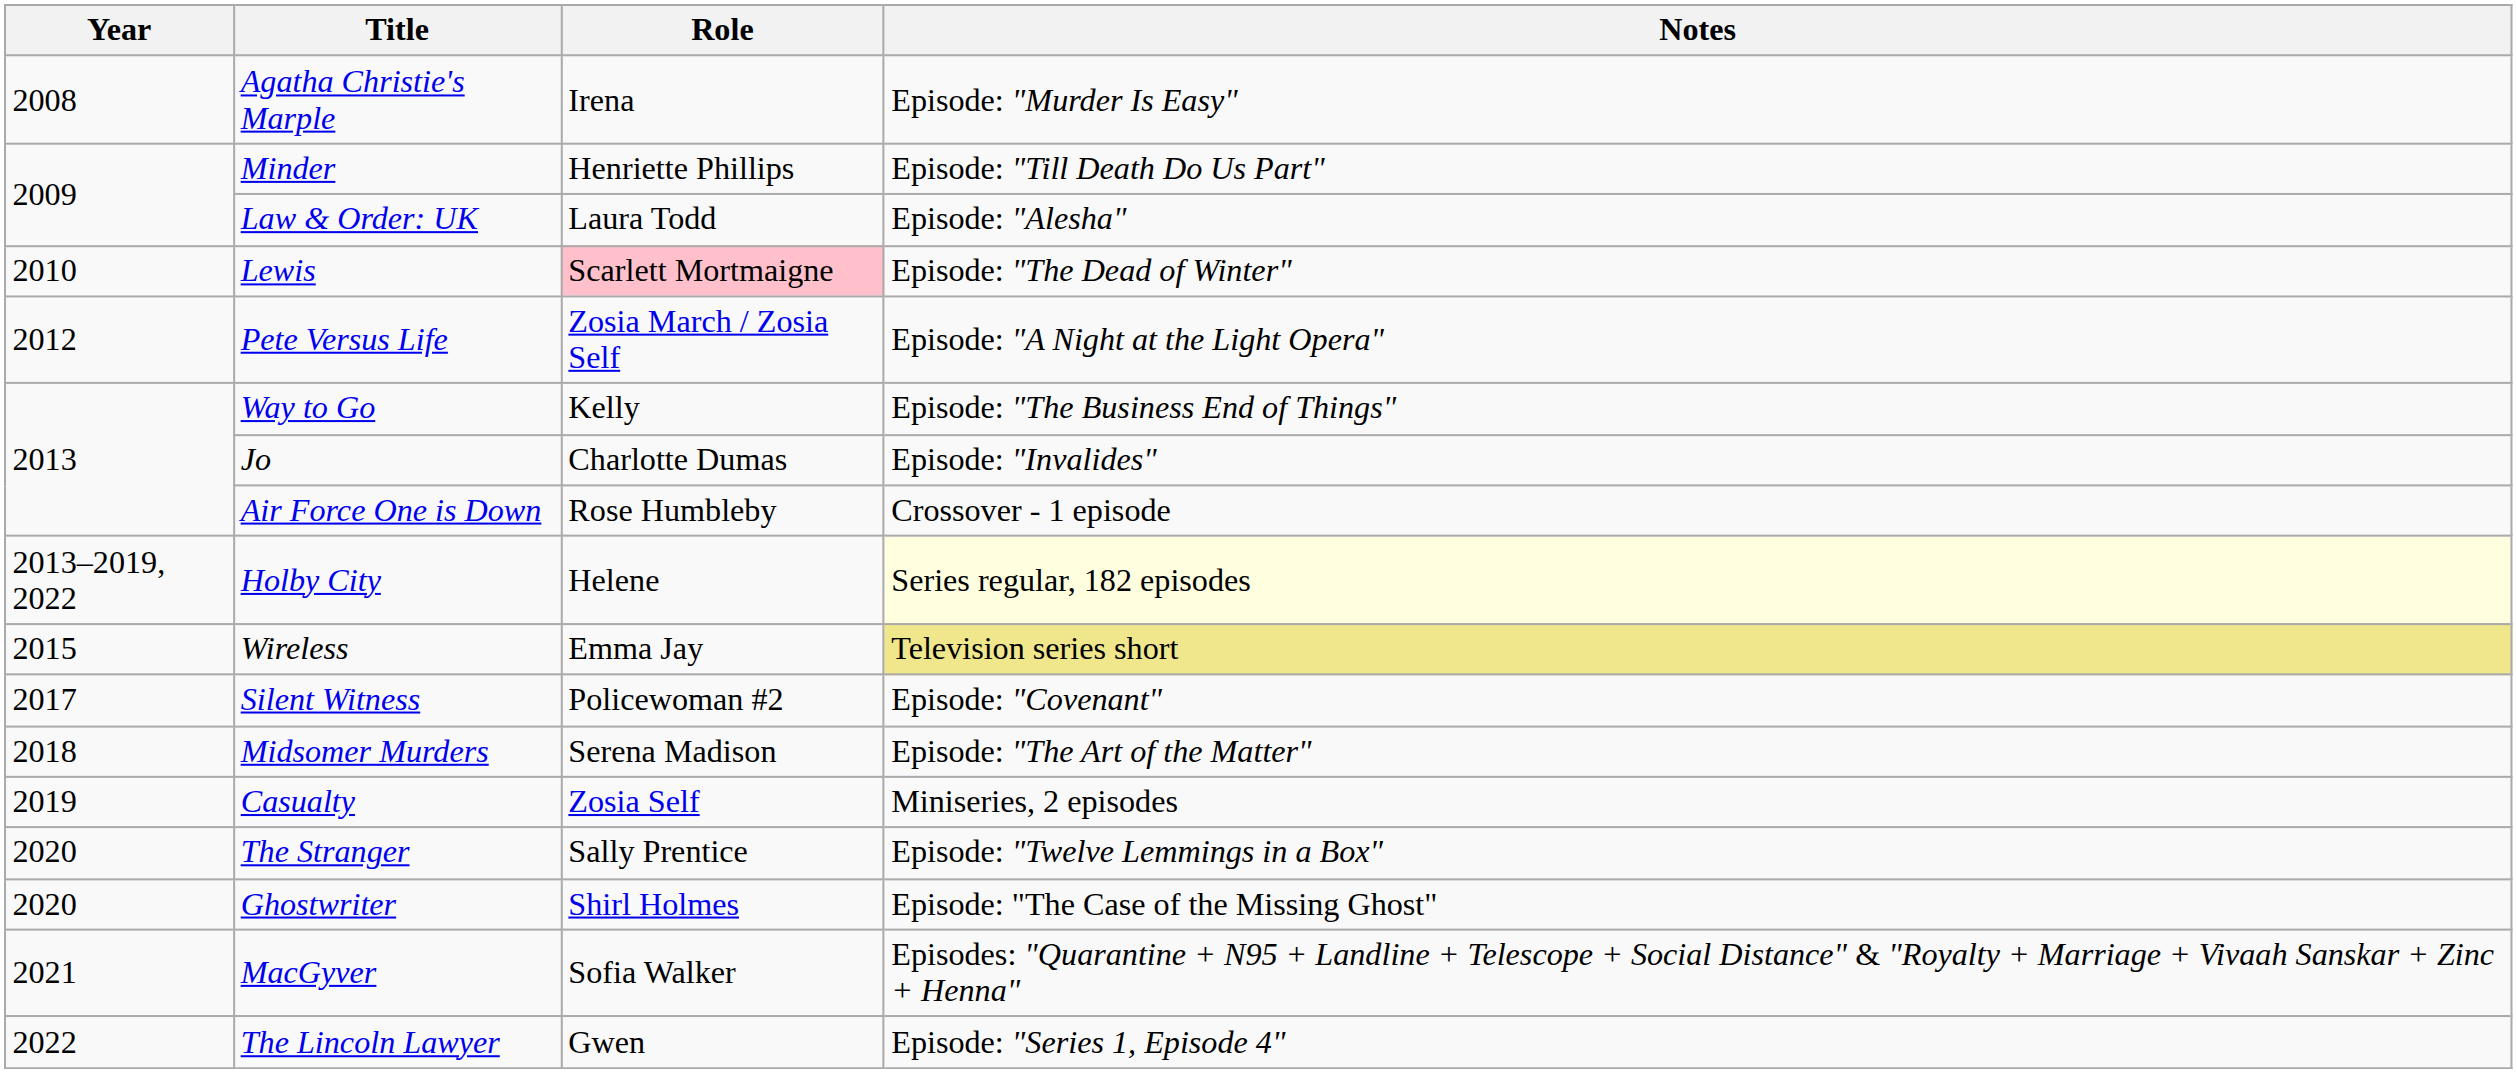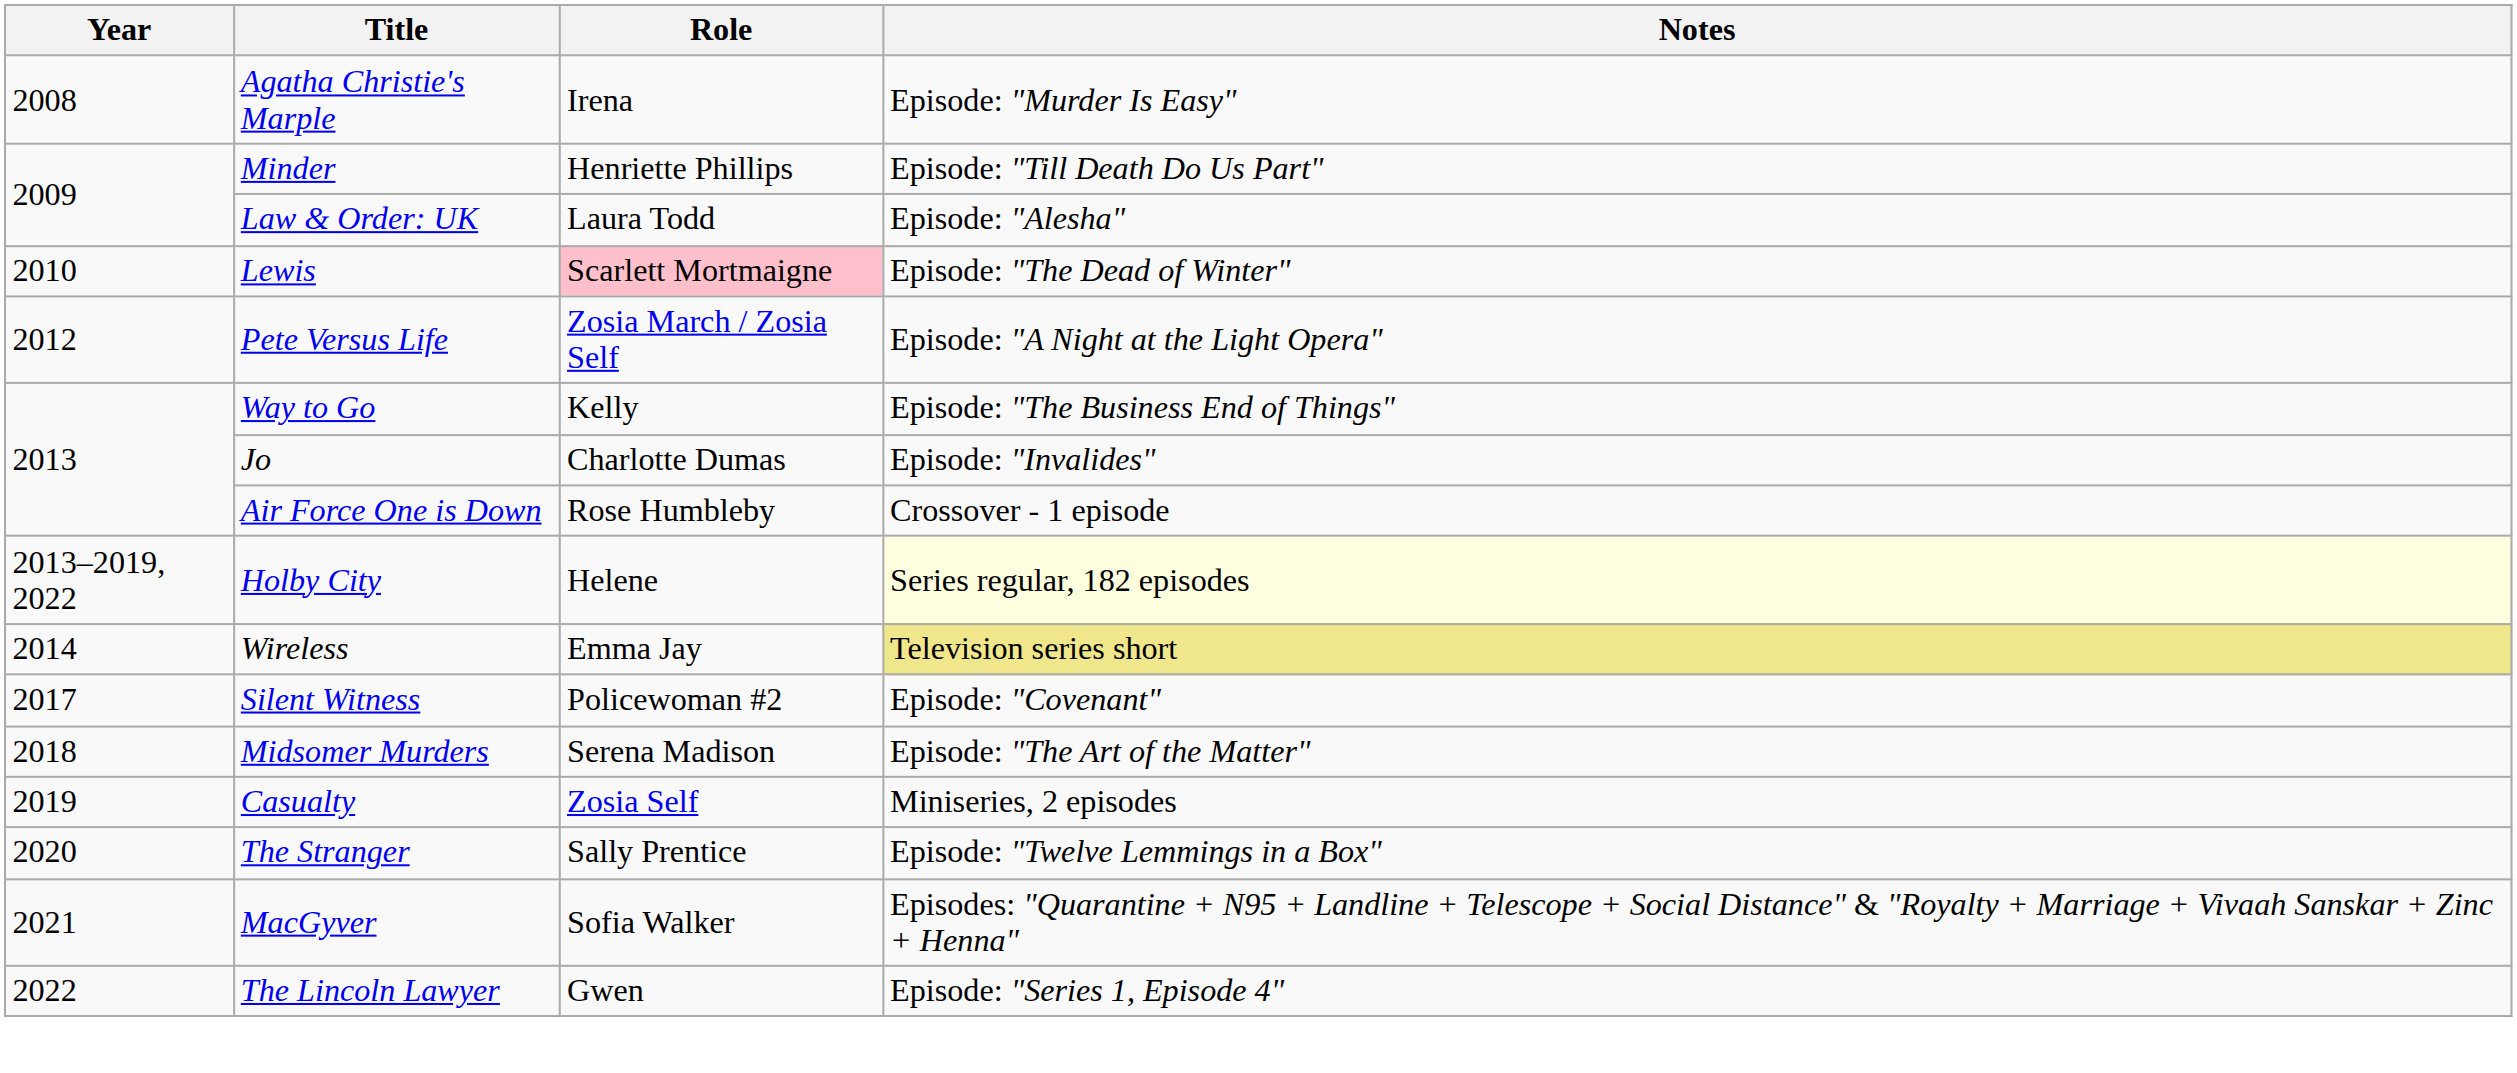(45, 648) 2015 -> (45, 648) 2014
- row: (318, 903)
